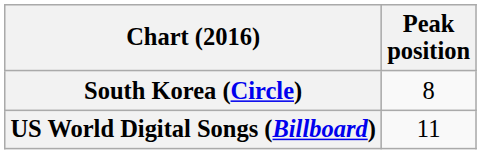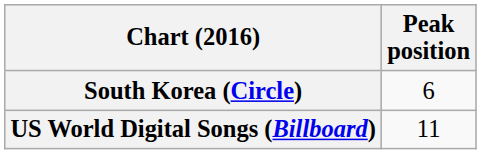(429, 90) 8 -> (429, 90) 6
